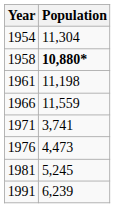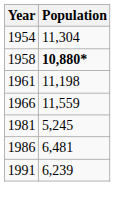- row: (22, 125)
- row: (22, 147)
+ row: (22, 147)
